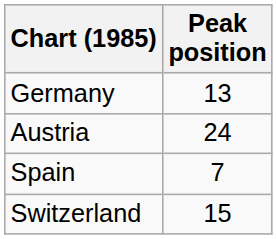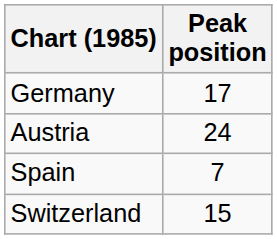(218, 93) 13 -> (218, 93) 17
